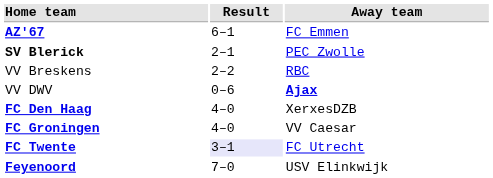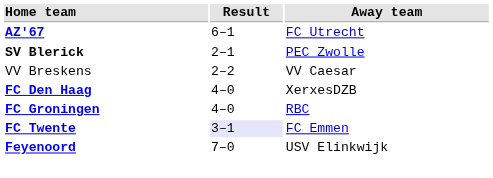(317, 33) FC Emmen -> (325, 33) FC Utrecht
(298, 71) RBC -> (321, 71) VV Caesar
- row: (29, 90)
(321, 129) VV Caesar -> (298, 110) RBC
(325, 148) FC Utrecht -> (317, 129) FC Emmen
